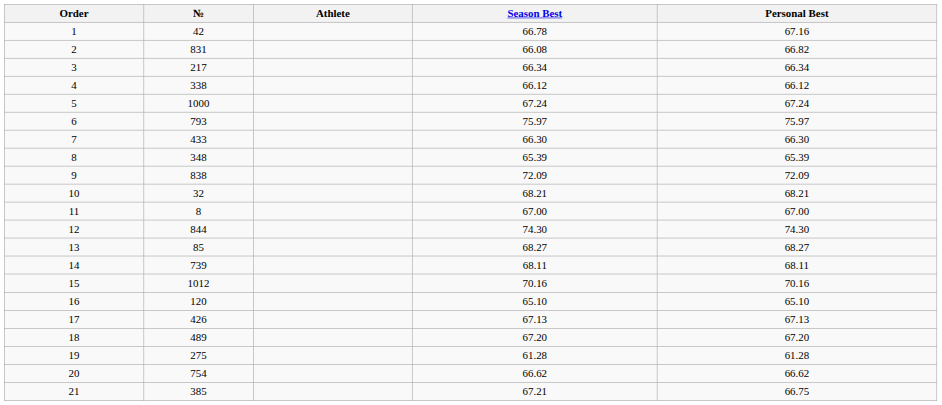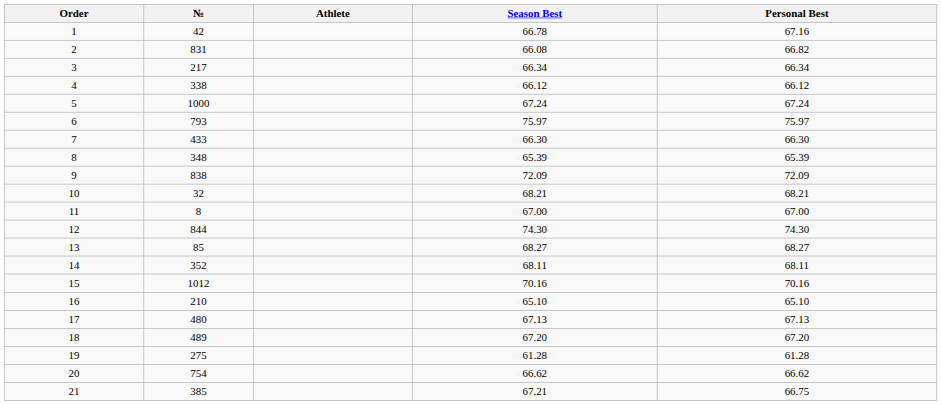(198, 265) 739 -> (198, 265) 352
(198, 301) 120 -> (198, 301) 210
(198, 319) 426 -> (198, 319) 480
